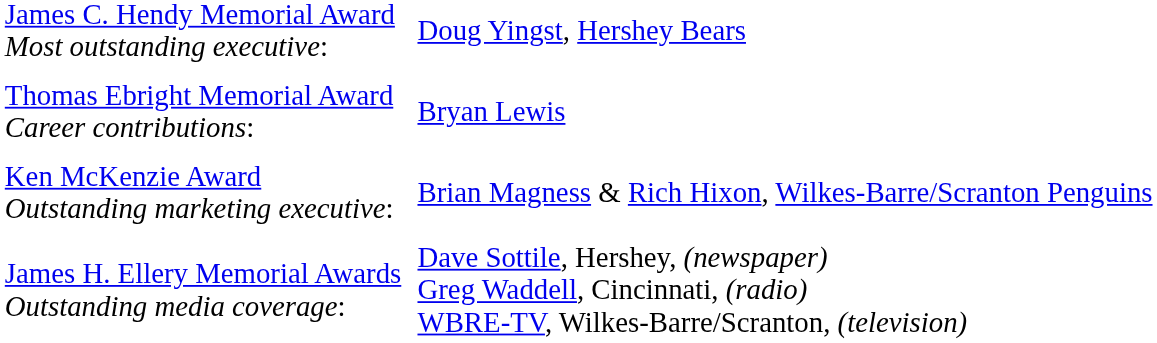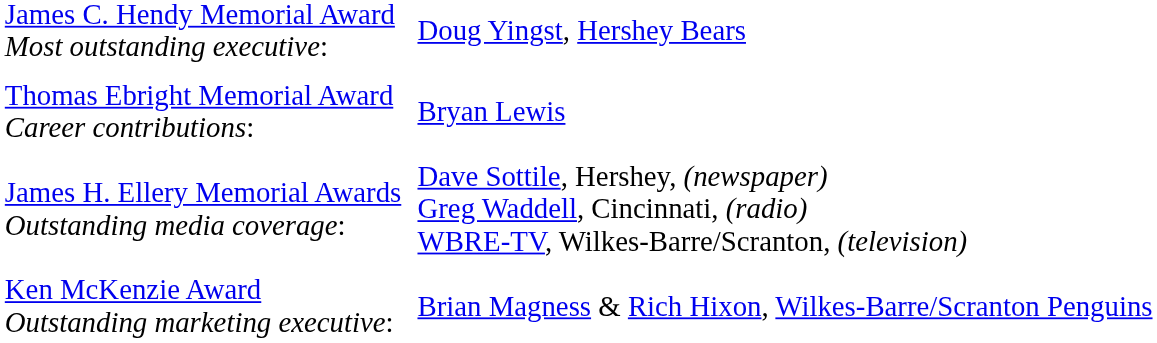rows swapped: (203, 290) <-> (199, 192)
